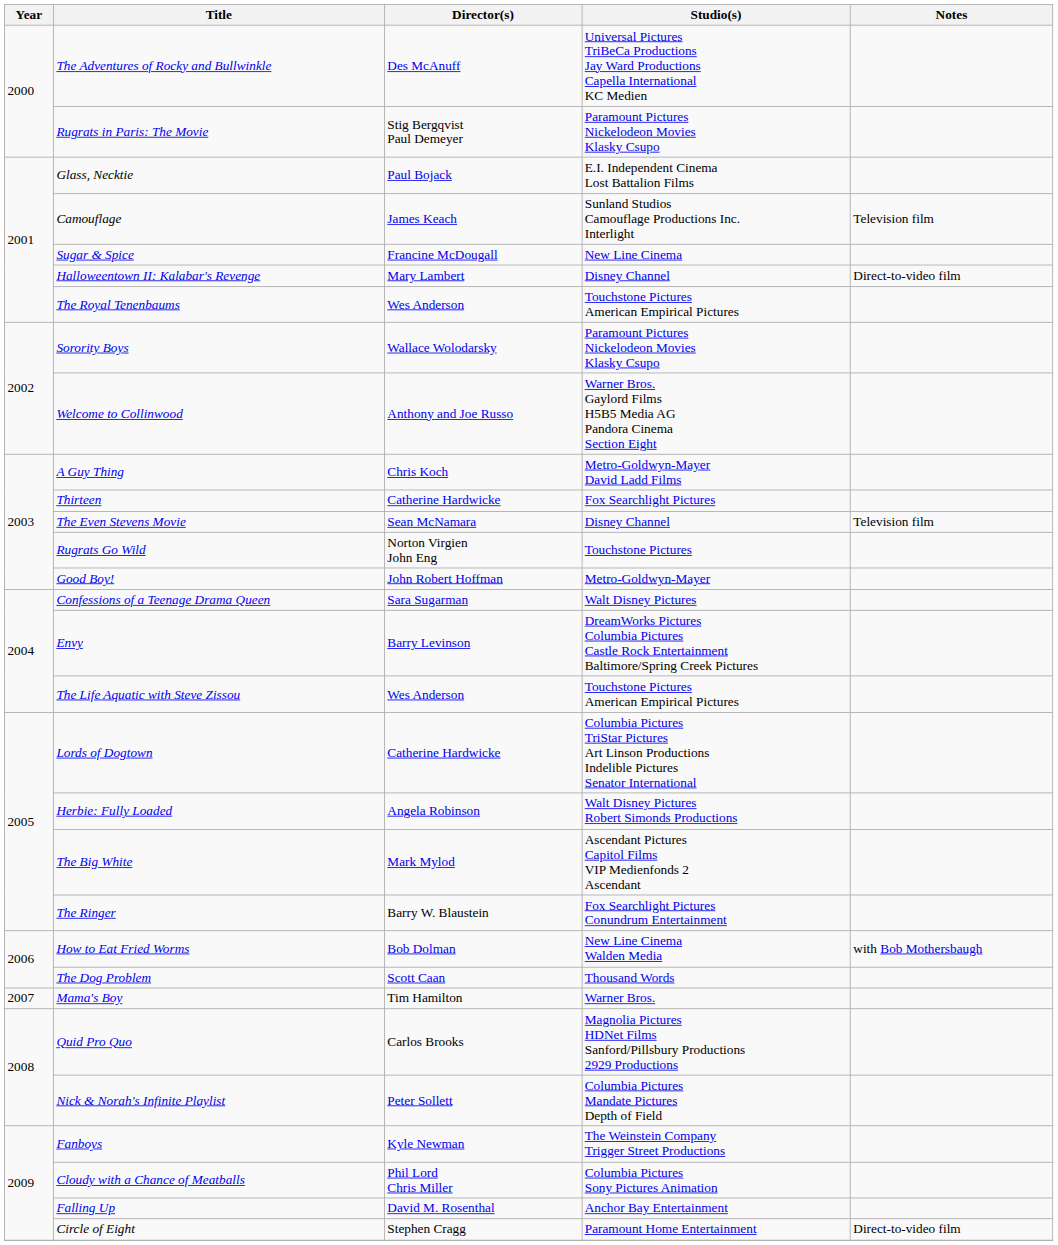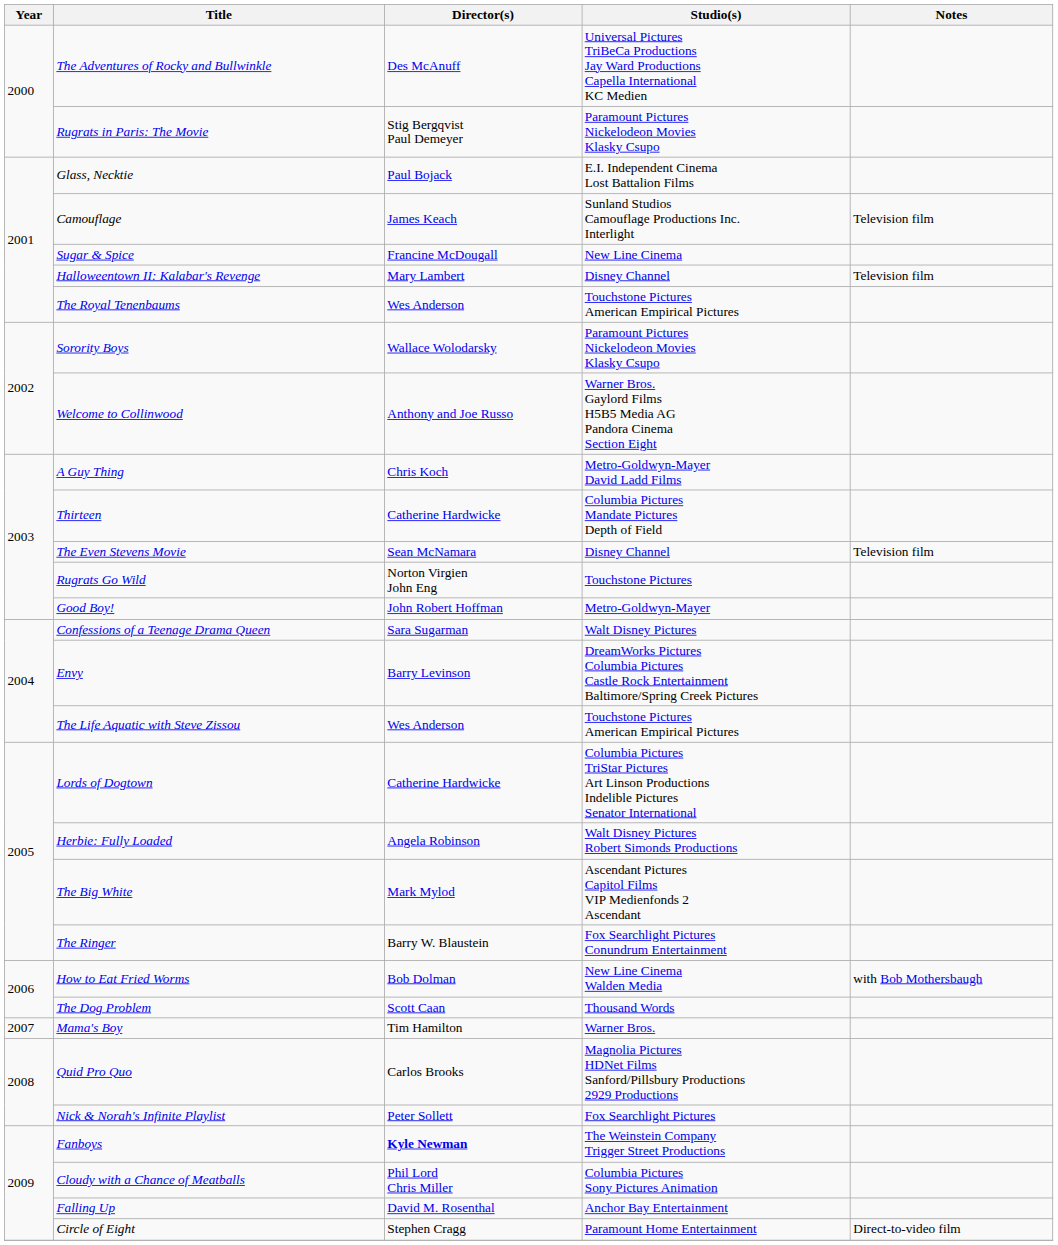(907, 275) Direct-to-video film -> (894, 275) Television film
(650, 500) Fox Searchlight Pictures -> (634, 515) Columbia Pictures Mandate Pictures Depth of Field
(634, 1100) Columbia Pictures Mandate Pictures Depth of Field -> (650, 1115) Fox Searchlight Pictures
(426, 1143) normal -> (427, 1143) bold
